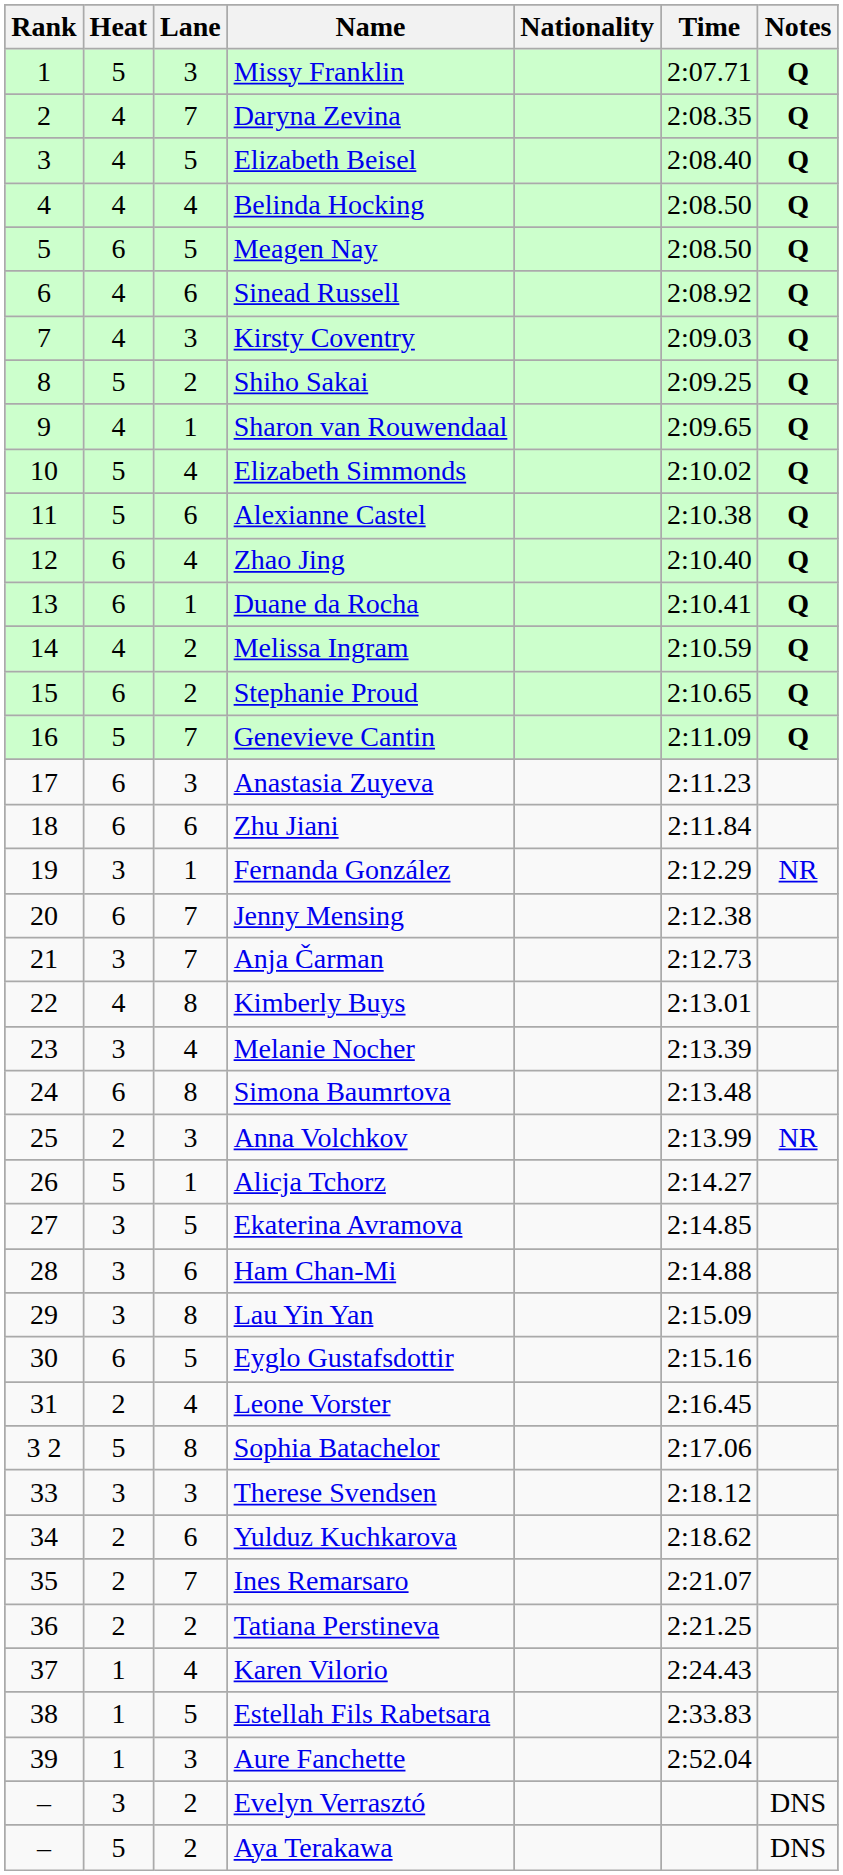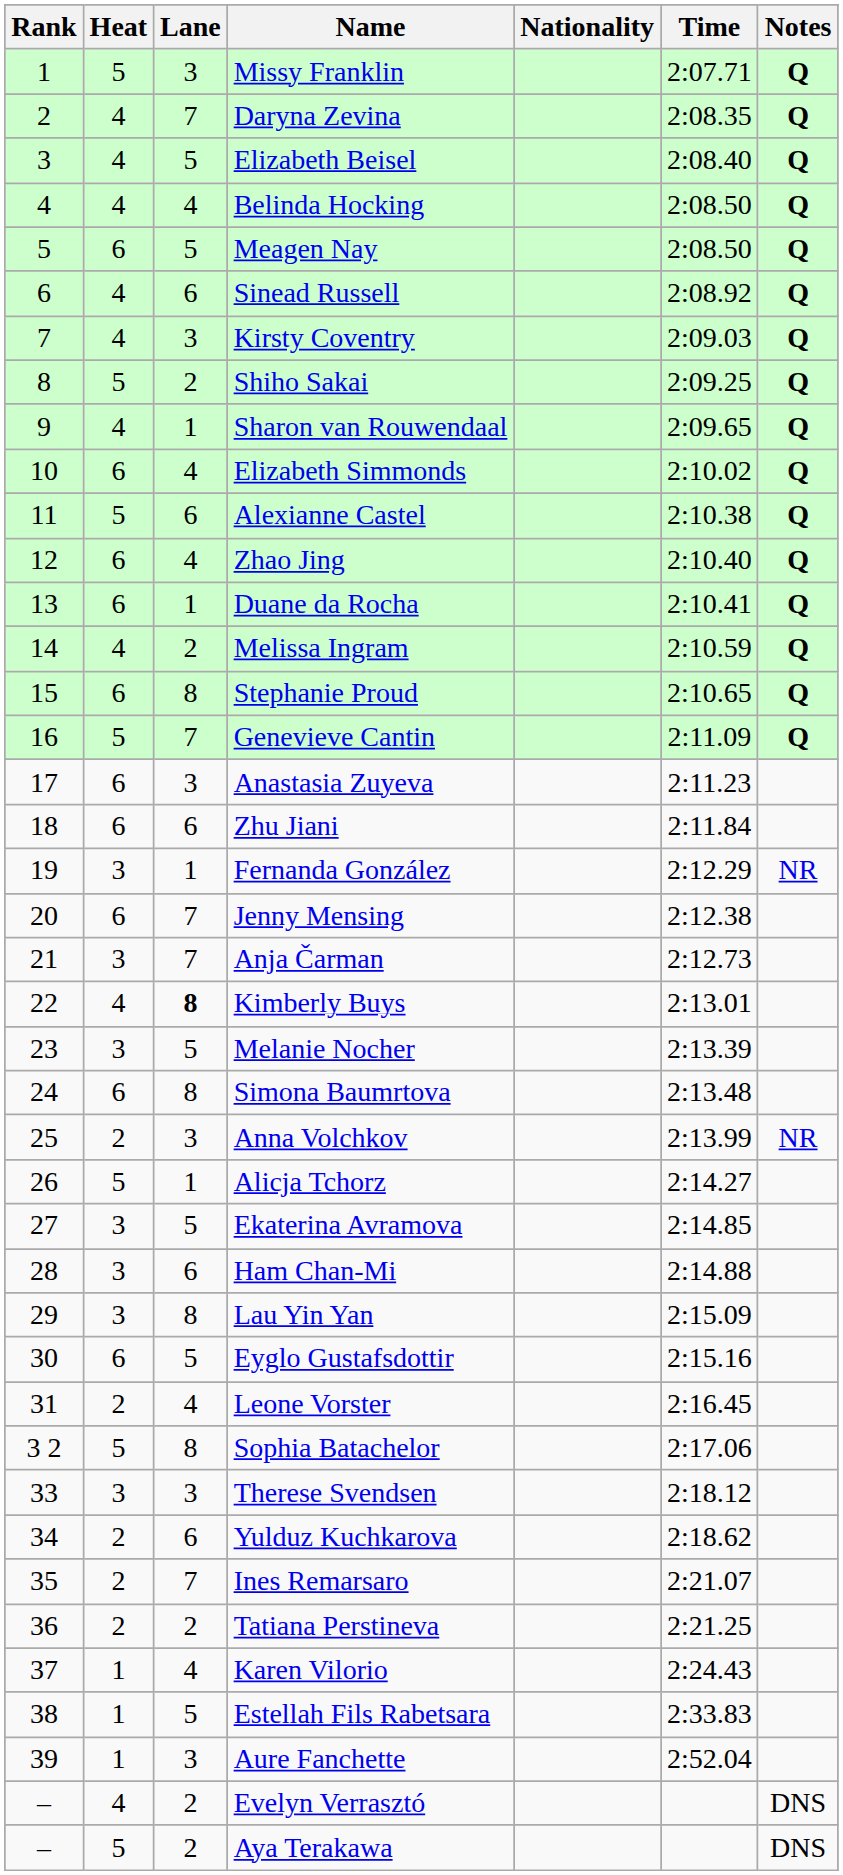(118, 470) 5 -> (118, 470) 6
(190, 692) 2 -> (190, 692) 8
(190, 1003) normal -> (190, 1003) bold
(190, 1048) 4 -> (190, 1048) 5
(118, 1802) 3 -> (118, 1802) 4
